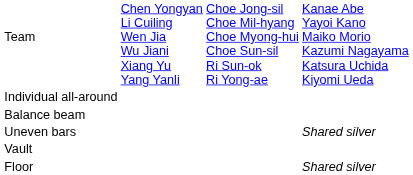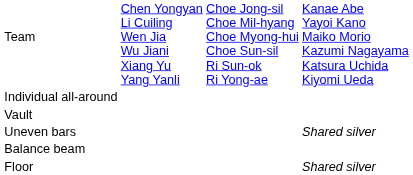rows swapped: (18, 149) <-> (45, 114)
